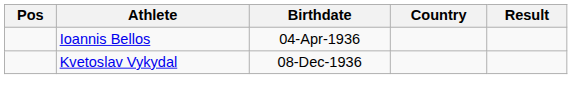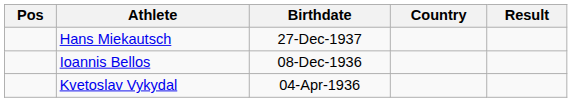+ row: (115, 39)
(320, 39) 04-Apr-1936 -> (320, 62) 08-Dec-1936
(320, 62) 08-Dec-1936 -> (320, 85) 04-Apr-1936
